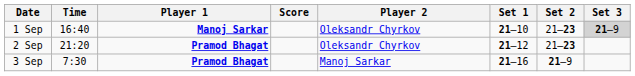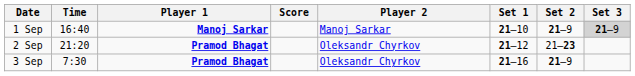(370, 29) Oleksandr Chyrkov -> (355, 29) Manoj Sarkar
(560, 29) 21–23 -> (560, 29) 21–9
(355, 62) Manoj Sarkar -> (370, 62) Oleksandr Chyrkov
